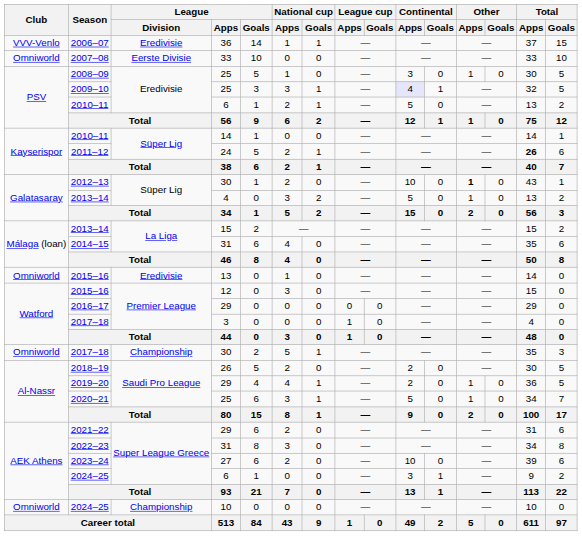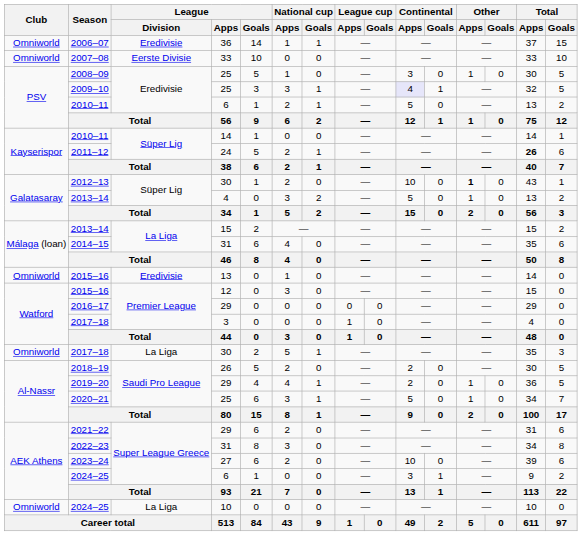(36, 43) VVV-Venlo -> (36, 43) Omniworld
(161, 352) Championship -> (161, 352) La Liga
(161, 507) Championship -> (161, 507) La Liga
